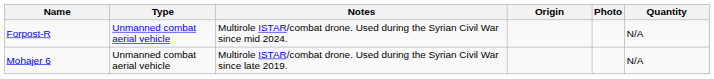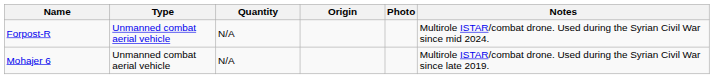columns swapped: (667, 12) <-> (361, 12)
